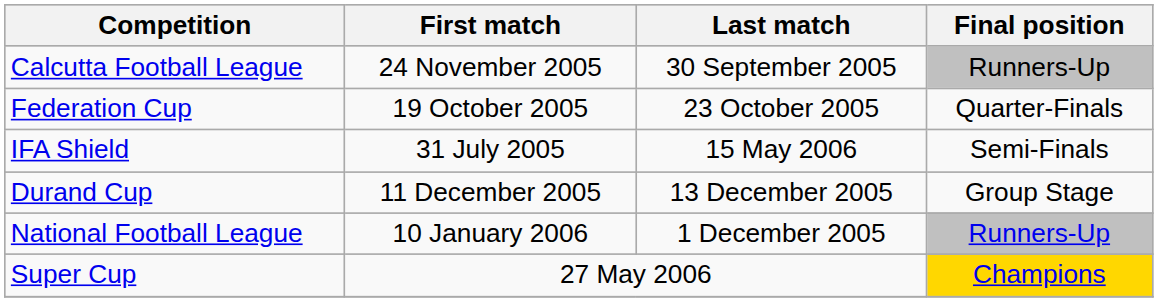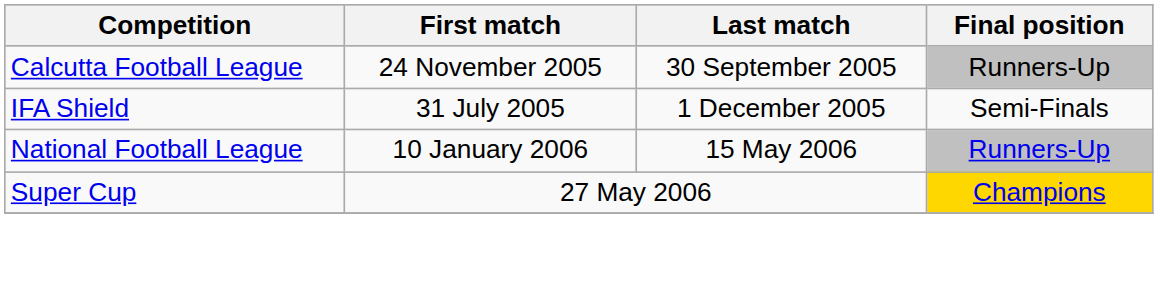- row: (101, 108)
(781, 150) 15 May 2006 -> (781, 108) 1 December 2005
- row: (82, 191)
(781, 233) 1 December 2005 -> (781, 150) 15 May 2006
